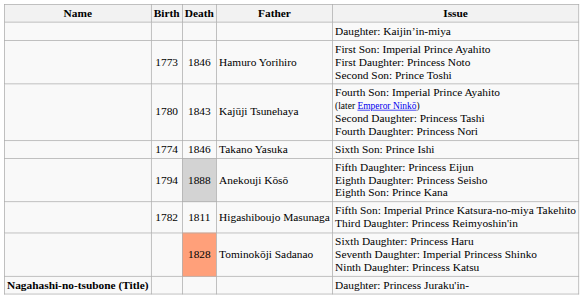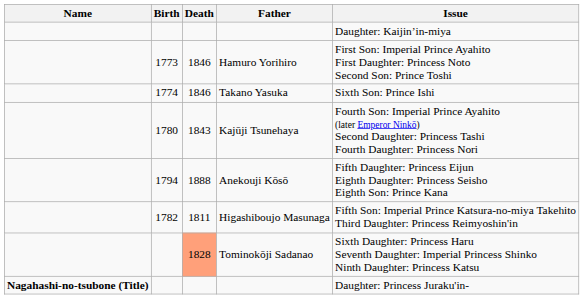rows swapped: (78, 112) <-> (78, 149)
(199, 180) lightgrey background -> (199, 180) no background
